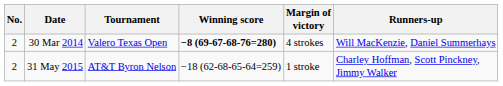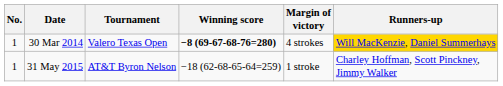(14, 43) 2 -> (14, 43) 1
(416, 43) no background -> (416, 43) gold background
(14, 66) 2 -> (14, 66) 1
